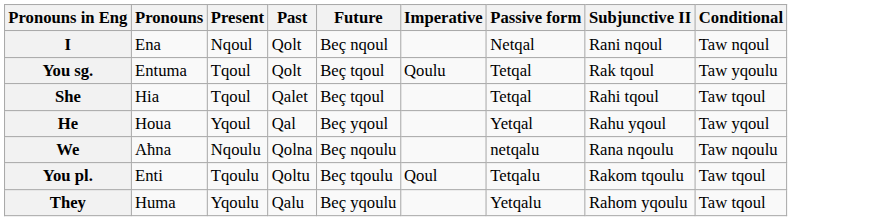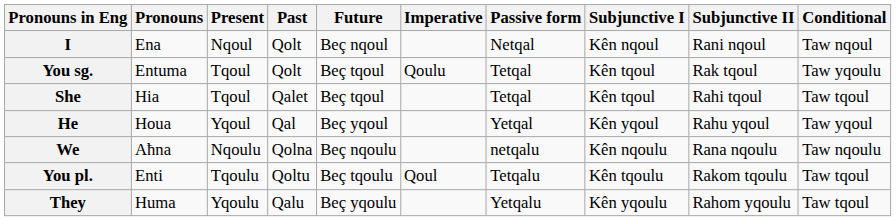+ column: (637, 17)
